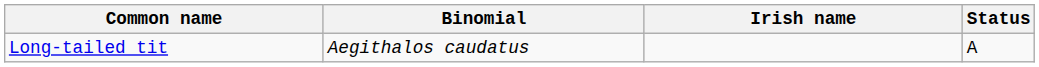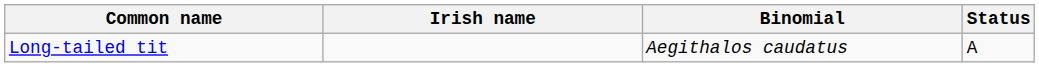columns swapped: (484, 19) <-> (803, 19)
